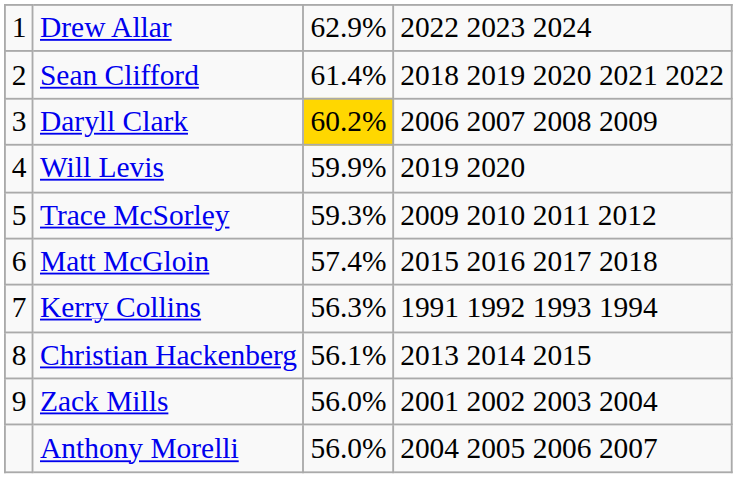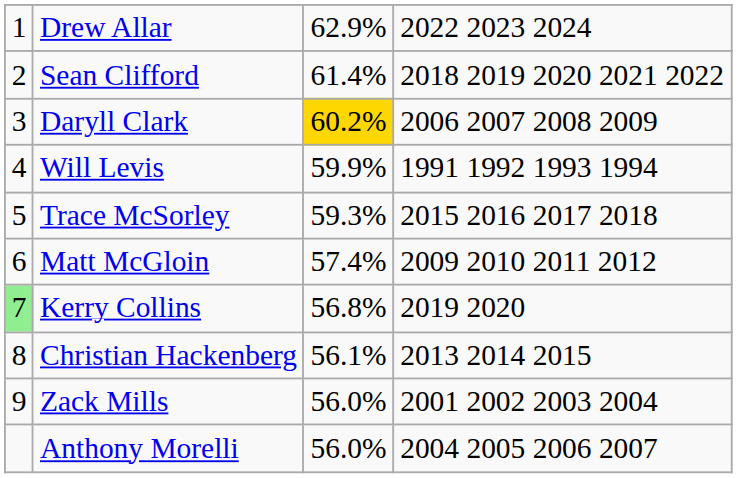(463, 167) 2019 2020 -> (529, 167) 1991 1992 1993 1994
(528, 214) 2009 2010 2011 2012 -> (529, 214) 2015 2016 2017 2018
(529, 261) 2015 2016 2017 2018 -> (528, 261) 2009 2010 2011 2012
(19, 307) no background -> (19, 307) lightgreen background
(349, 307) 56.3% -> (349, 307) 56.8%
(529, 307) 1991 1992 1993 1994 -> (463, 307) 2019 2020
